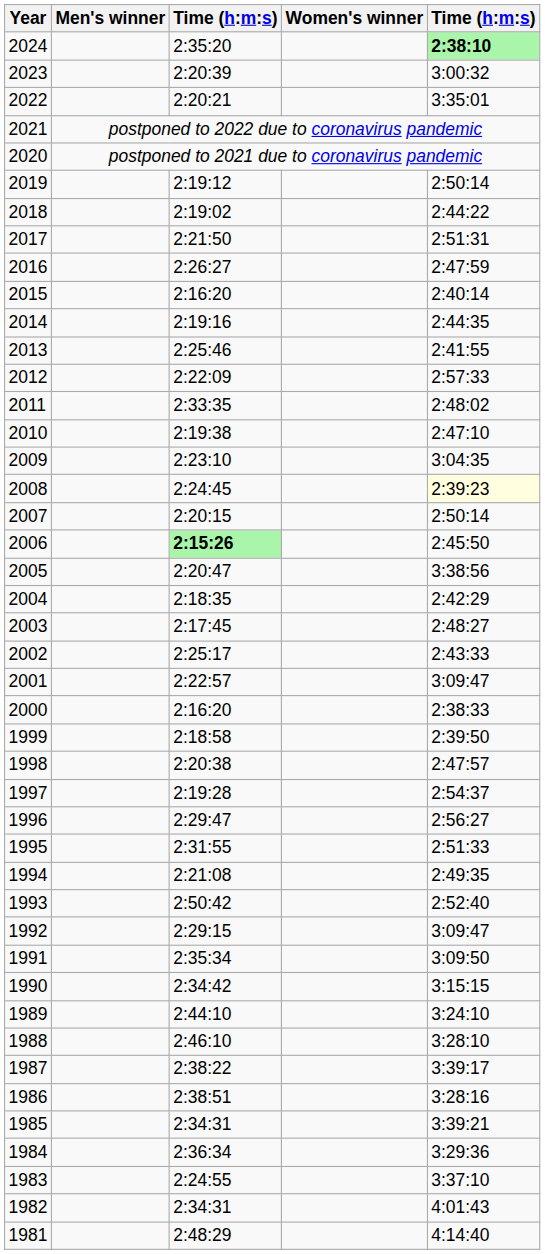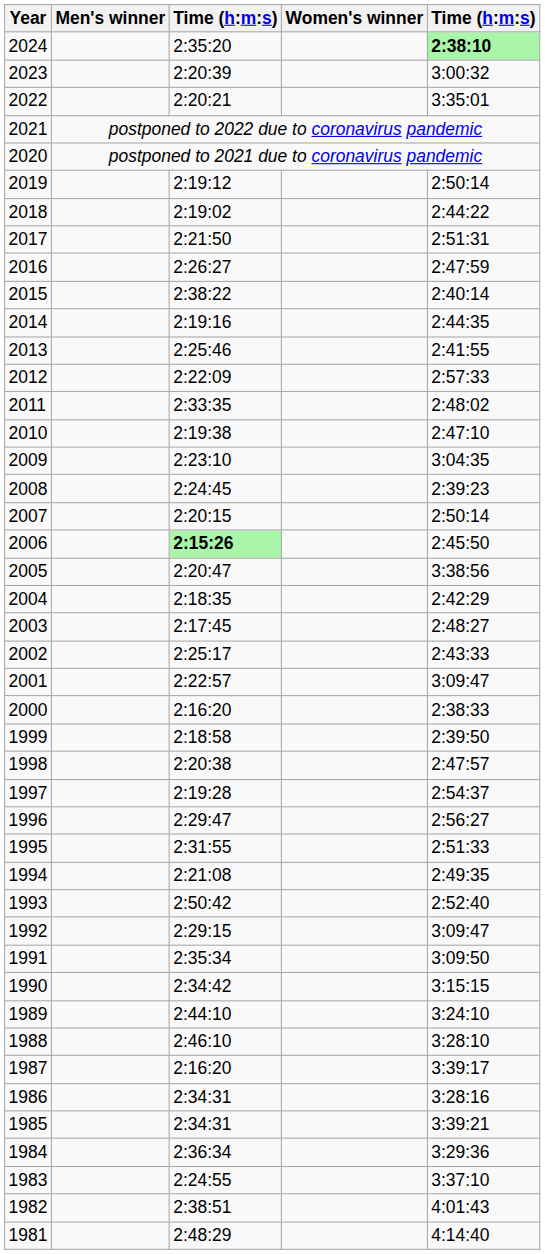(202, 294) 2:16:20 -> (202, 294) 2:38:22
(460, 488) lightyellow background -> (460, 488) no background
(202, 1069) 2:38:22 -> (202, 1069) 2:16:20
(202, 1097) 2:38:51 -> (202, 1097) 2:34:31
(202, 1207) 2:34:31 -> (202, 1207) 2:38:51
